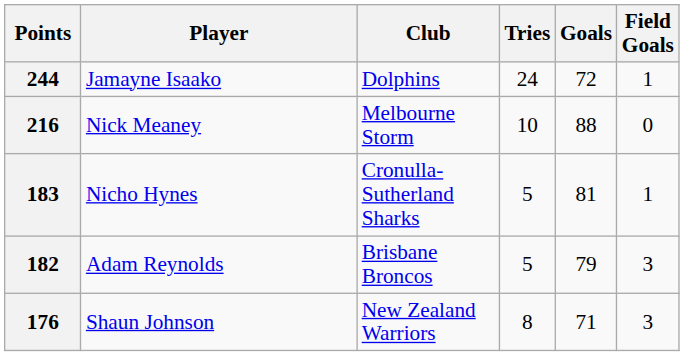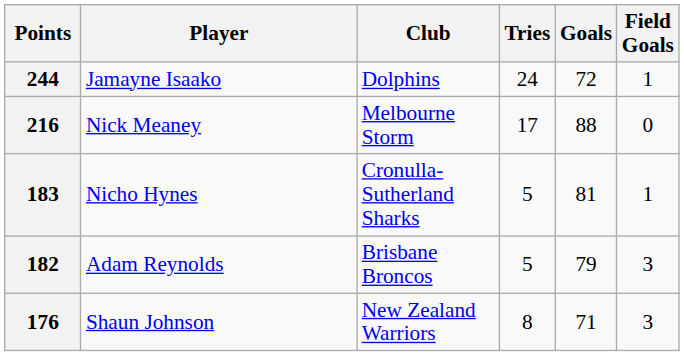(527, 124) 10 -> (527, 124) 17
